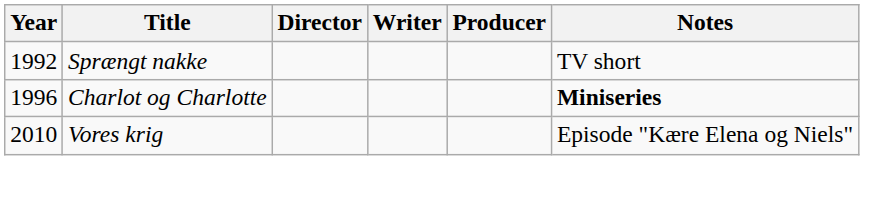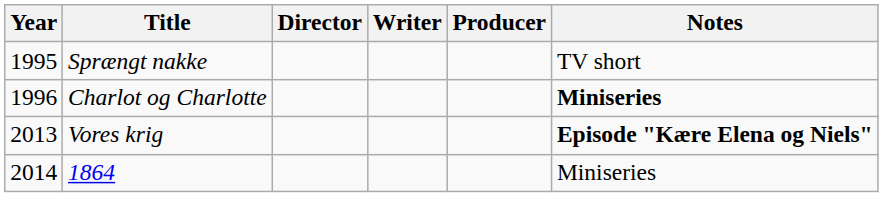(34, 60) 1992 -> (34, 60) 1995
(34, 135) 2010 -> (34, 135) 2013
(705, 135) normal -> (715, 135) bold
+ row: (92, 172)
